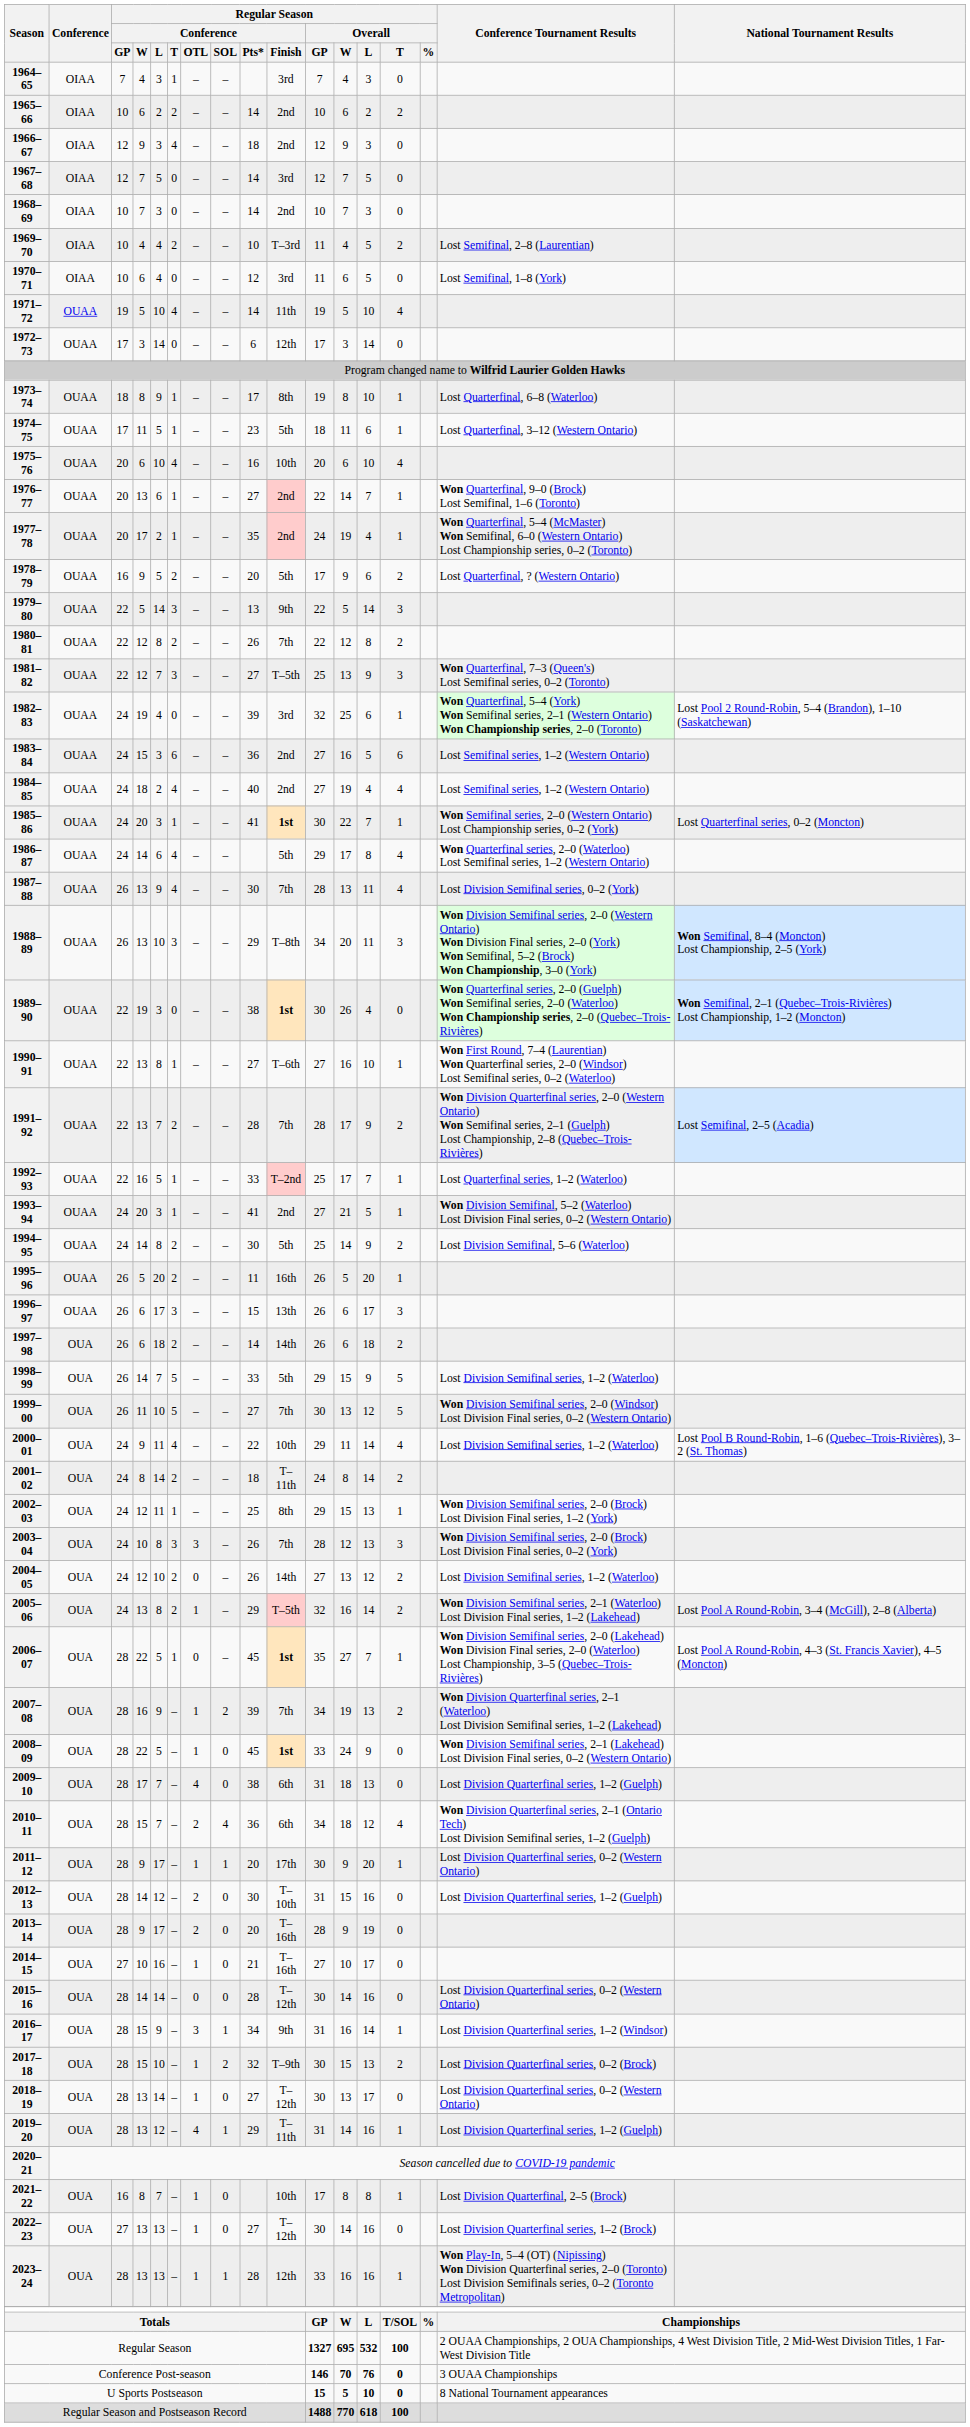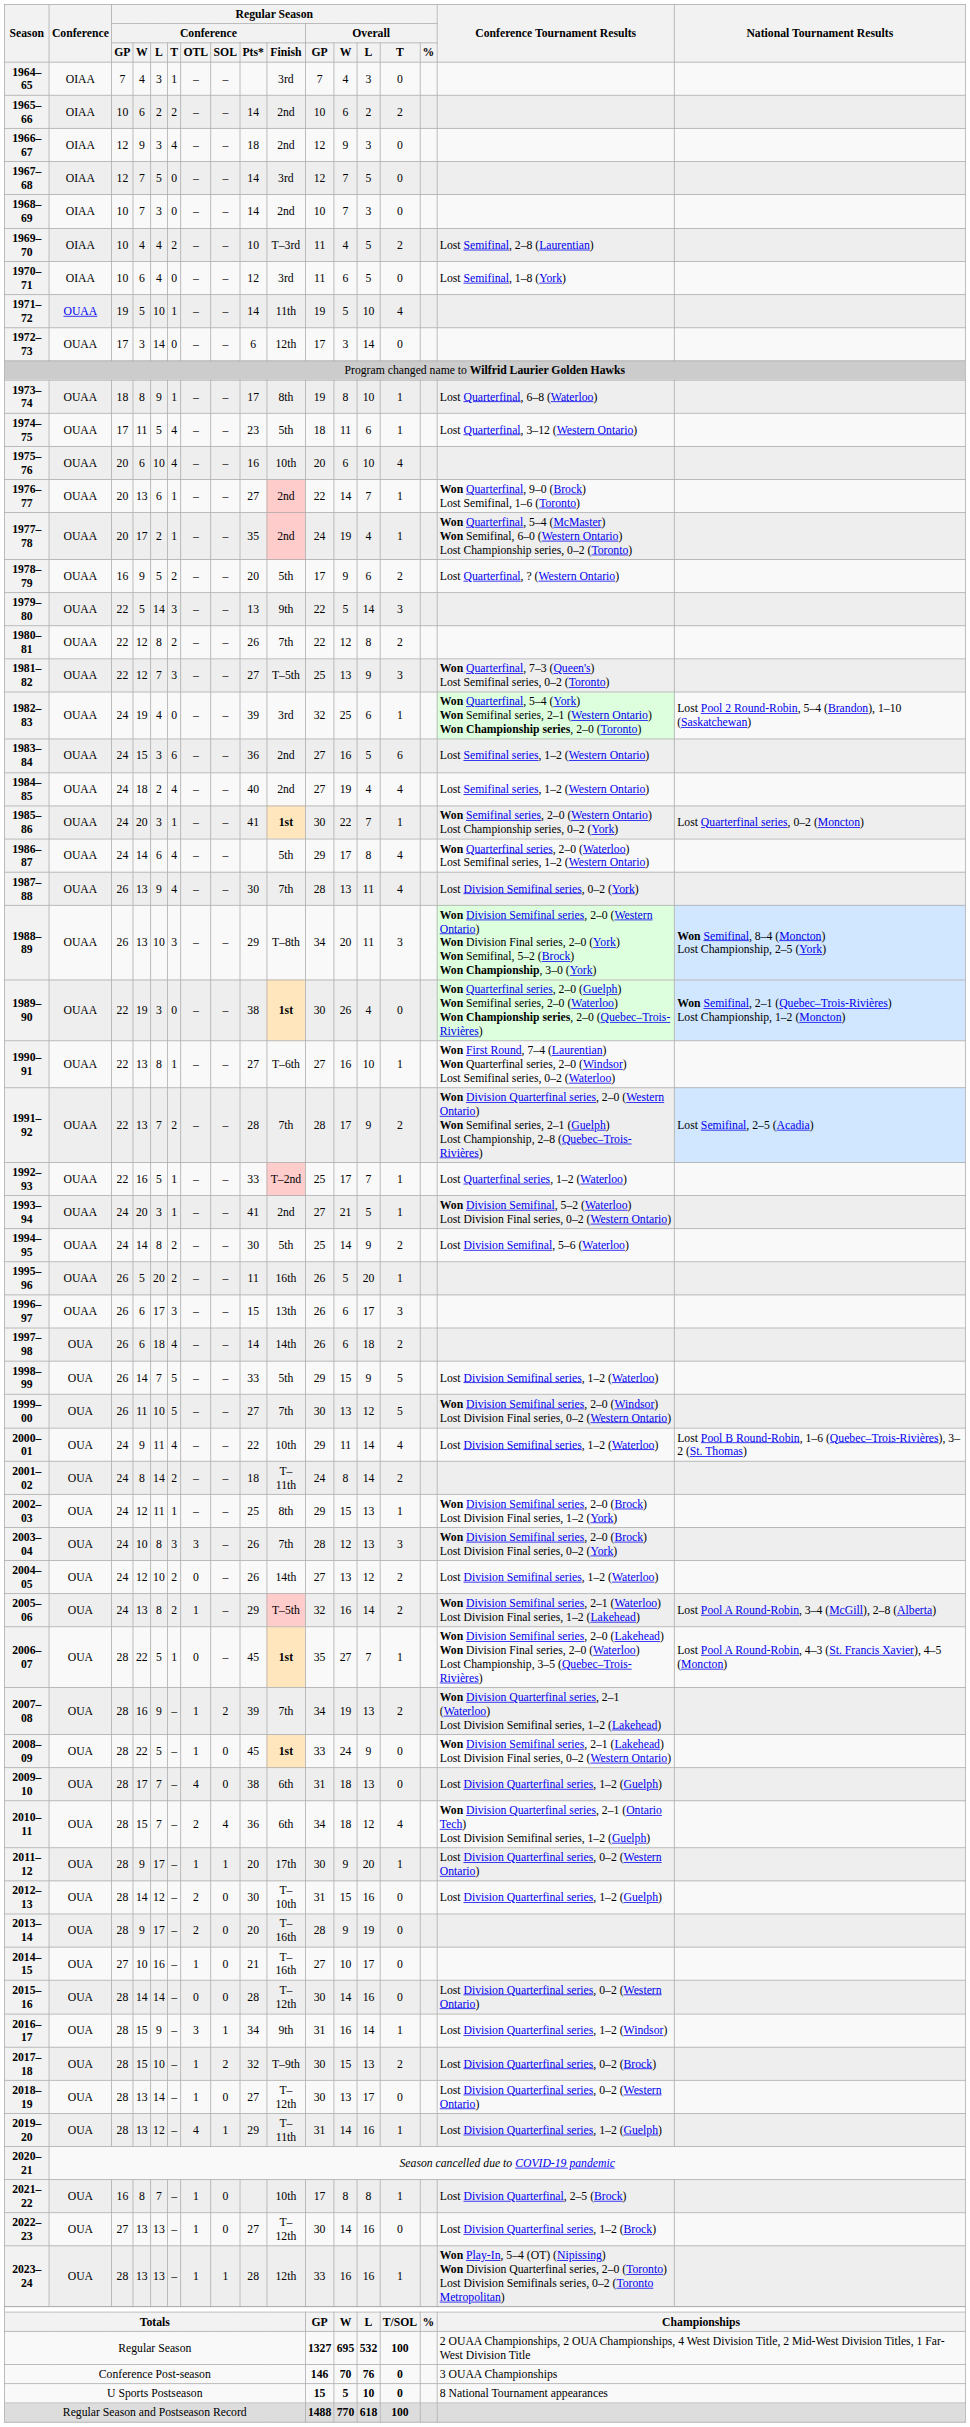(174, 311) 4 -> (174, 311) 1
(174, 430) 1 -> (174, 430) 4
(174, 1345) 2 -> (174, 1345) 4
